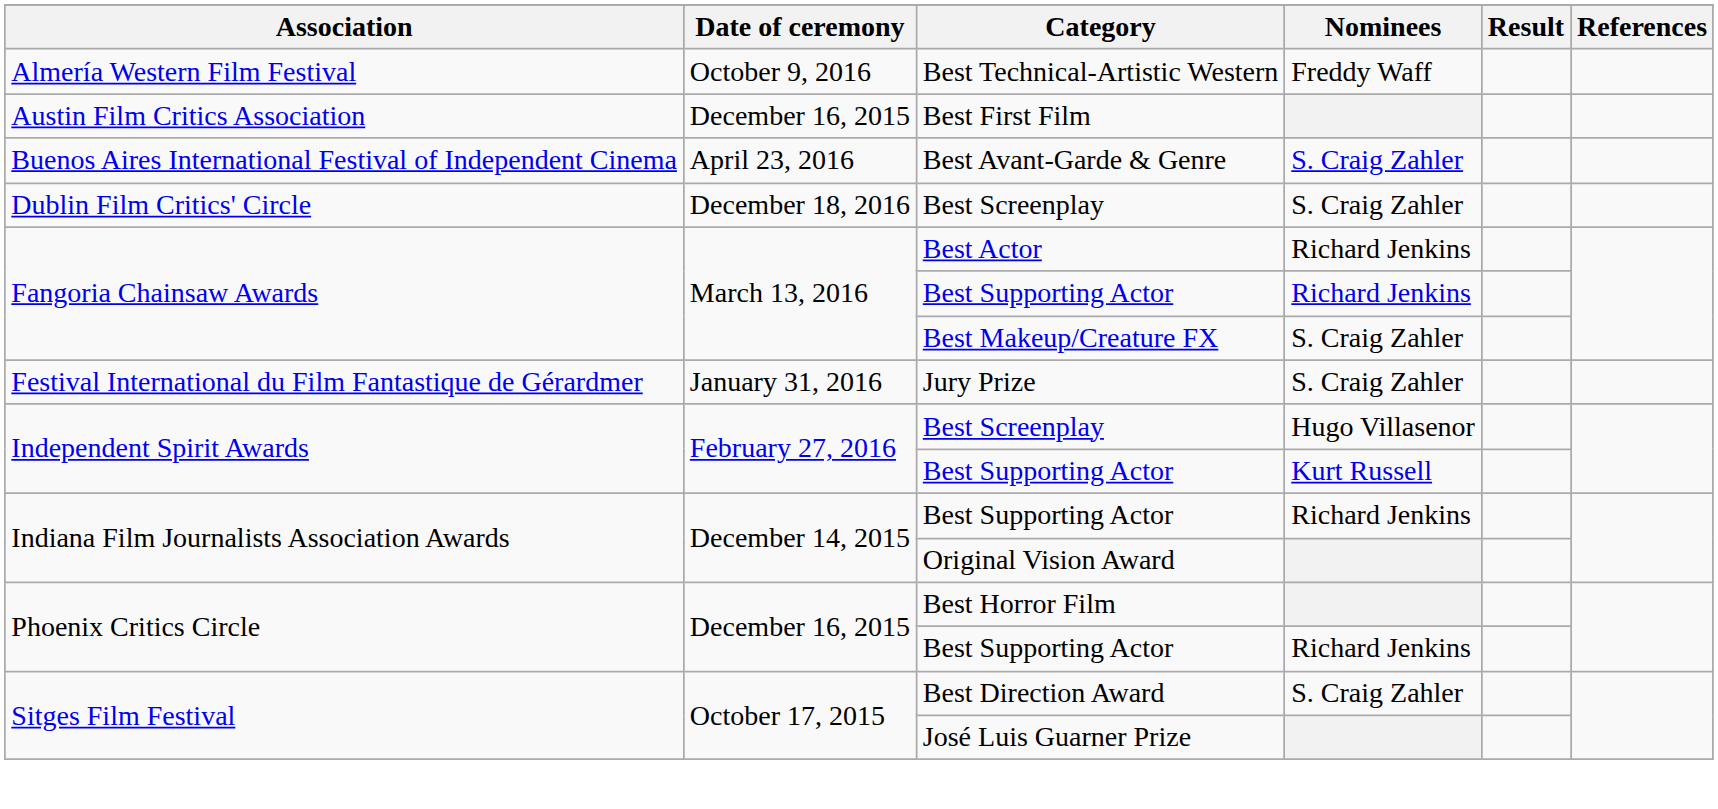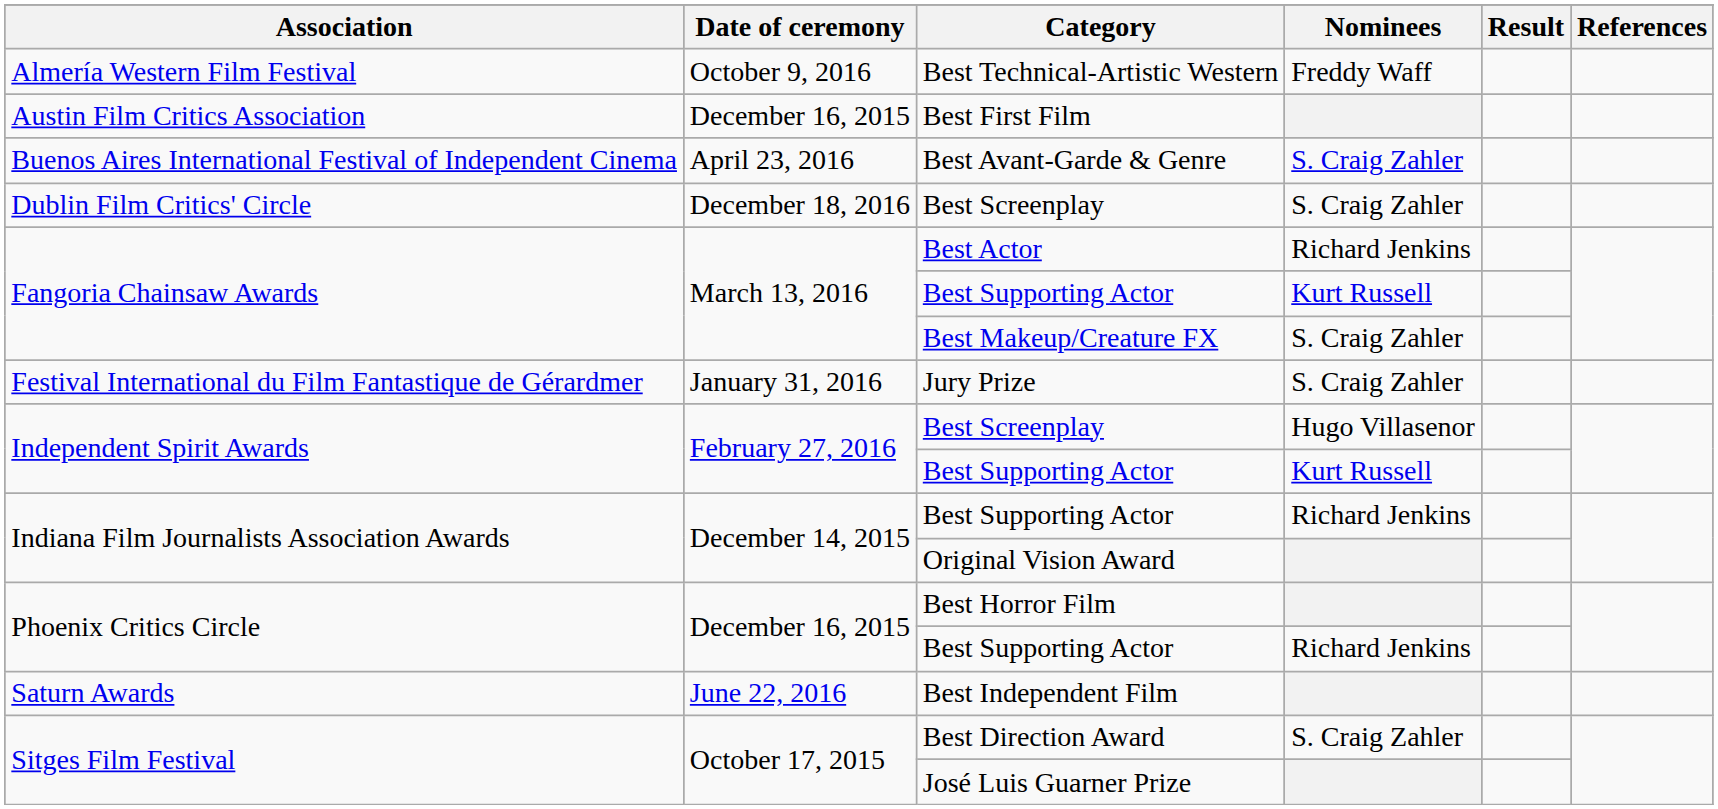(1381, 293) Richard Jenkins -> (1362, 293) Kurt Russell
+ row: (93, 692)
